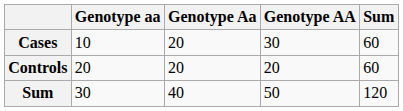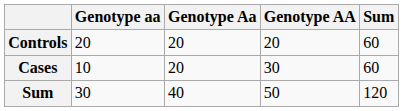rows swapped: (38, 67) <-> (38, 42)
